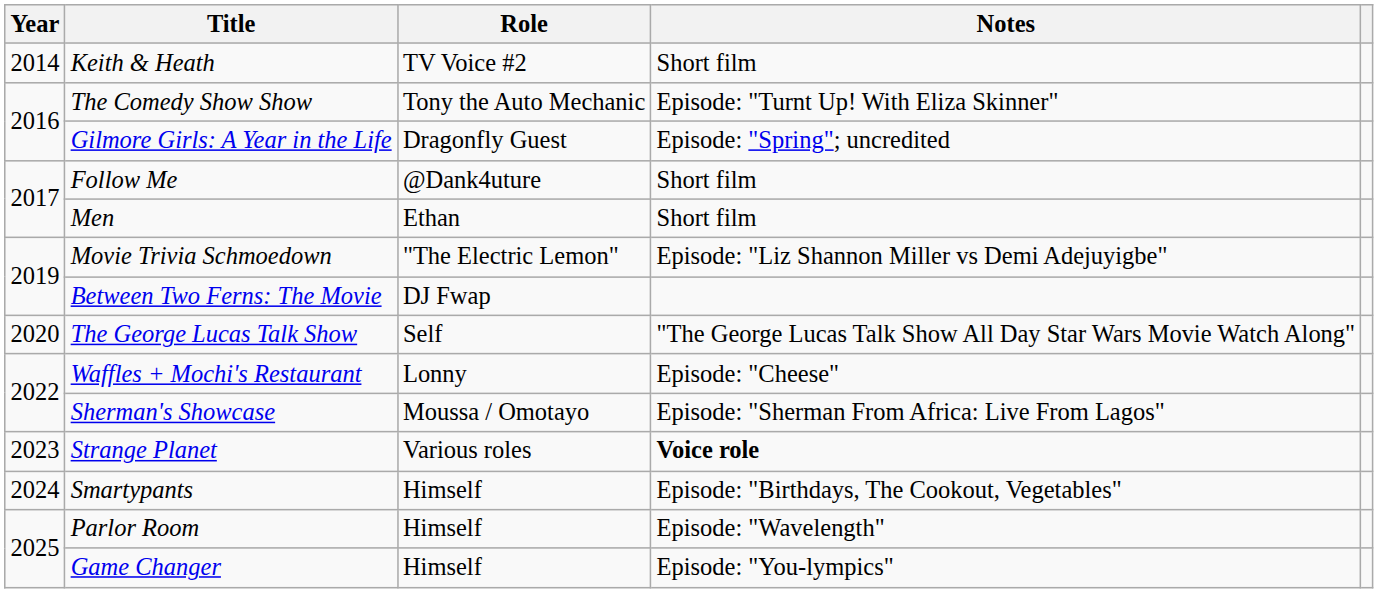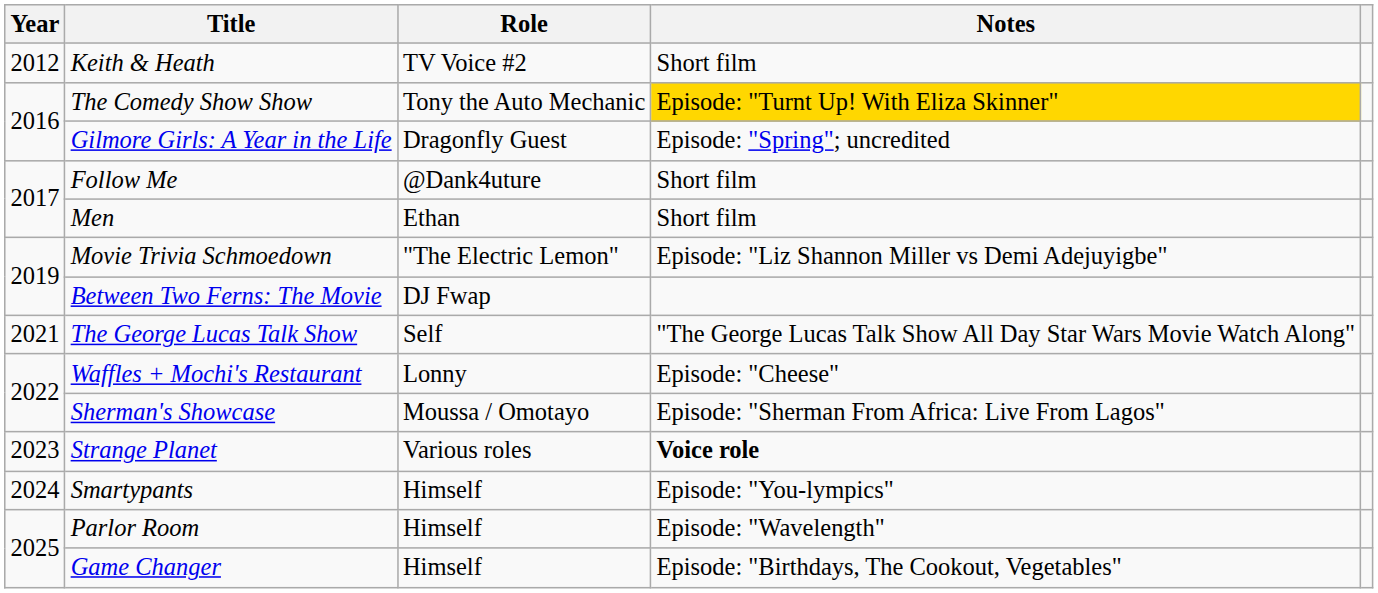(35, 62) 2014 -> (35, 62) 2012
(857, 101) no background -> (857, 101) gold background
(35, 334) 2020 -> (35, 334) 2021
(889, 489) Episode: "Birthdays, The Cookout, Vegetables" -> (775, 489) Episode: "You-lympics"
(775, 567) Episode: "You-lympics" -> (889, 567) Episode: "Birthdays, The Cookout, Vegetables"
